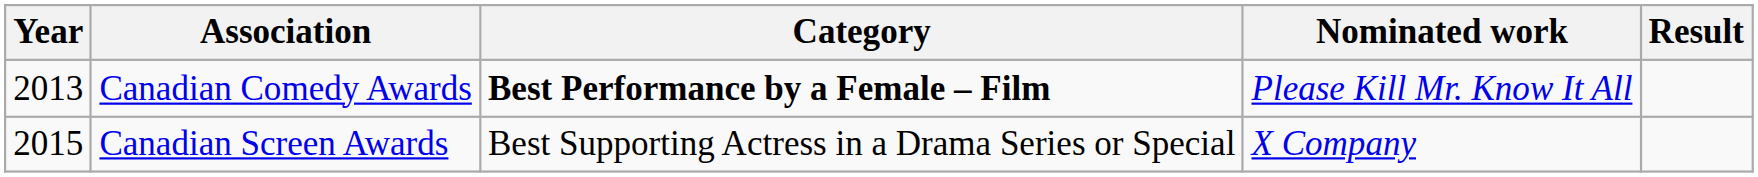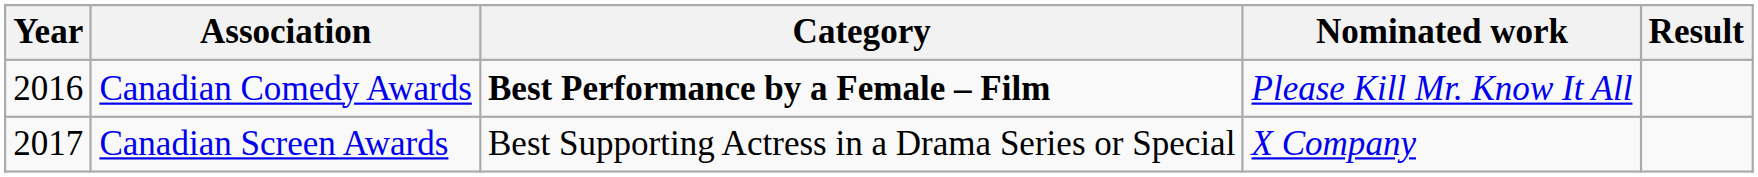(48, 87) 2013 -> (48, 87) 2016
(48, 143) 2015 -> (48, 143) 2017
